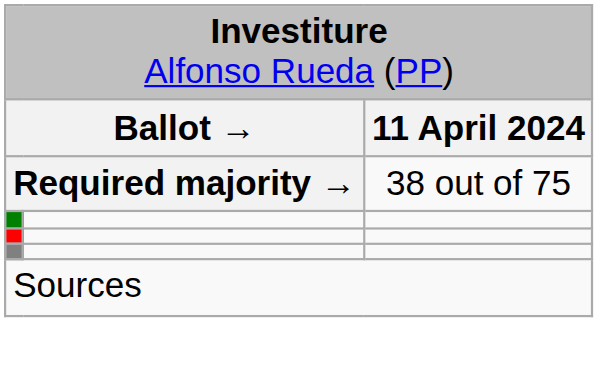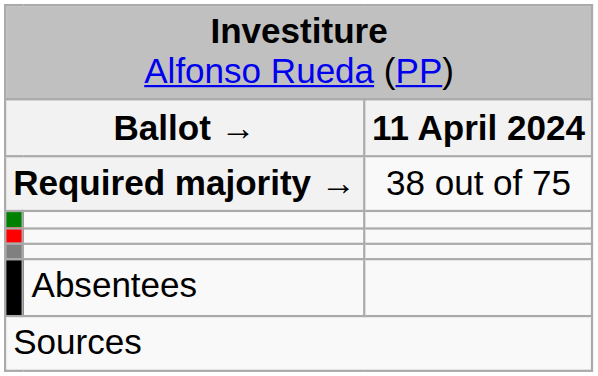+ row: (14, 287)
